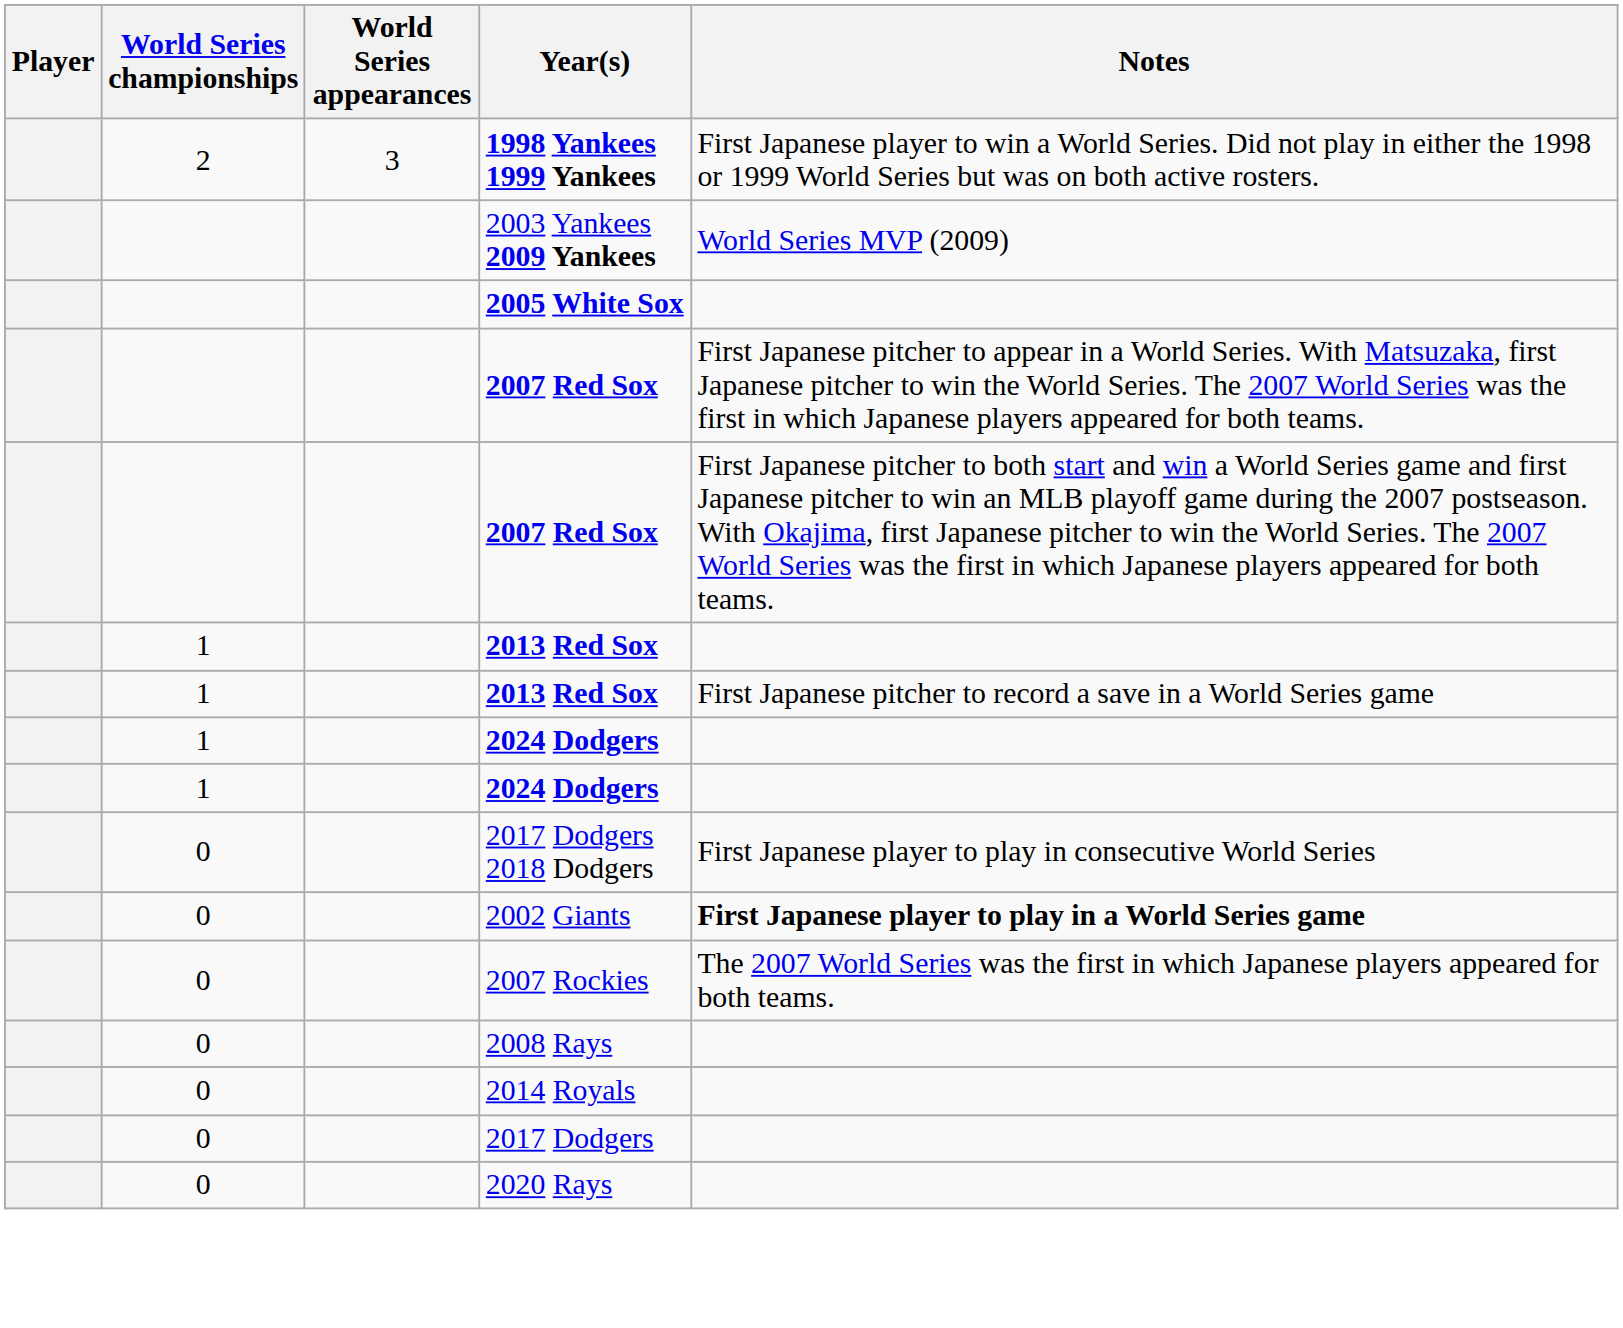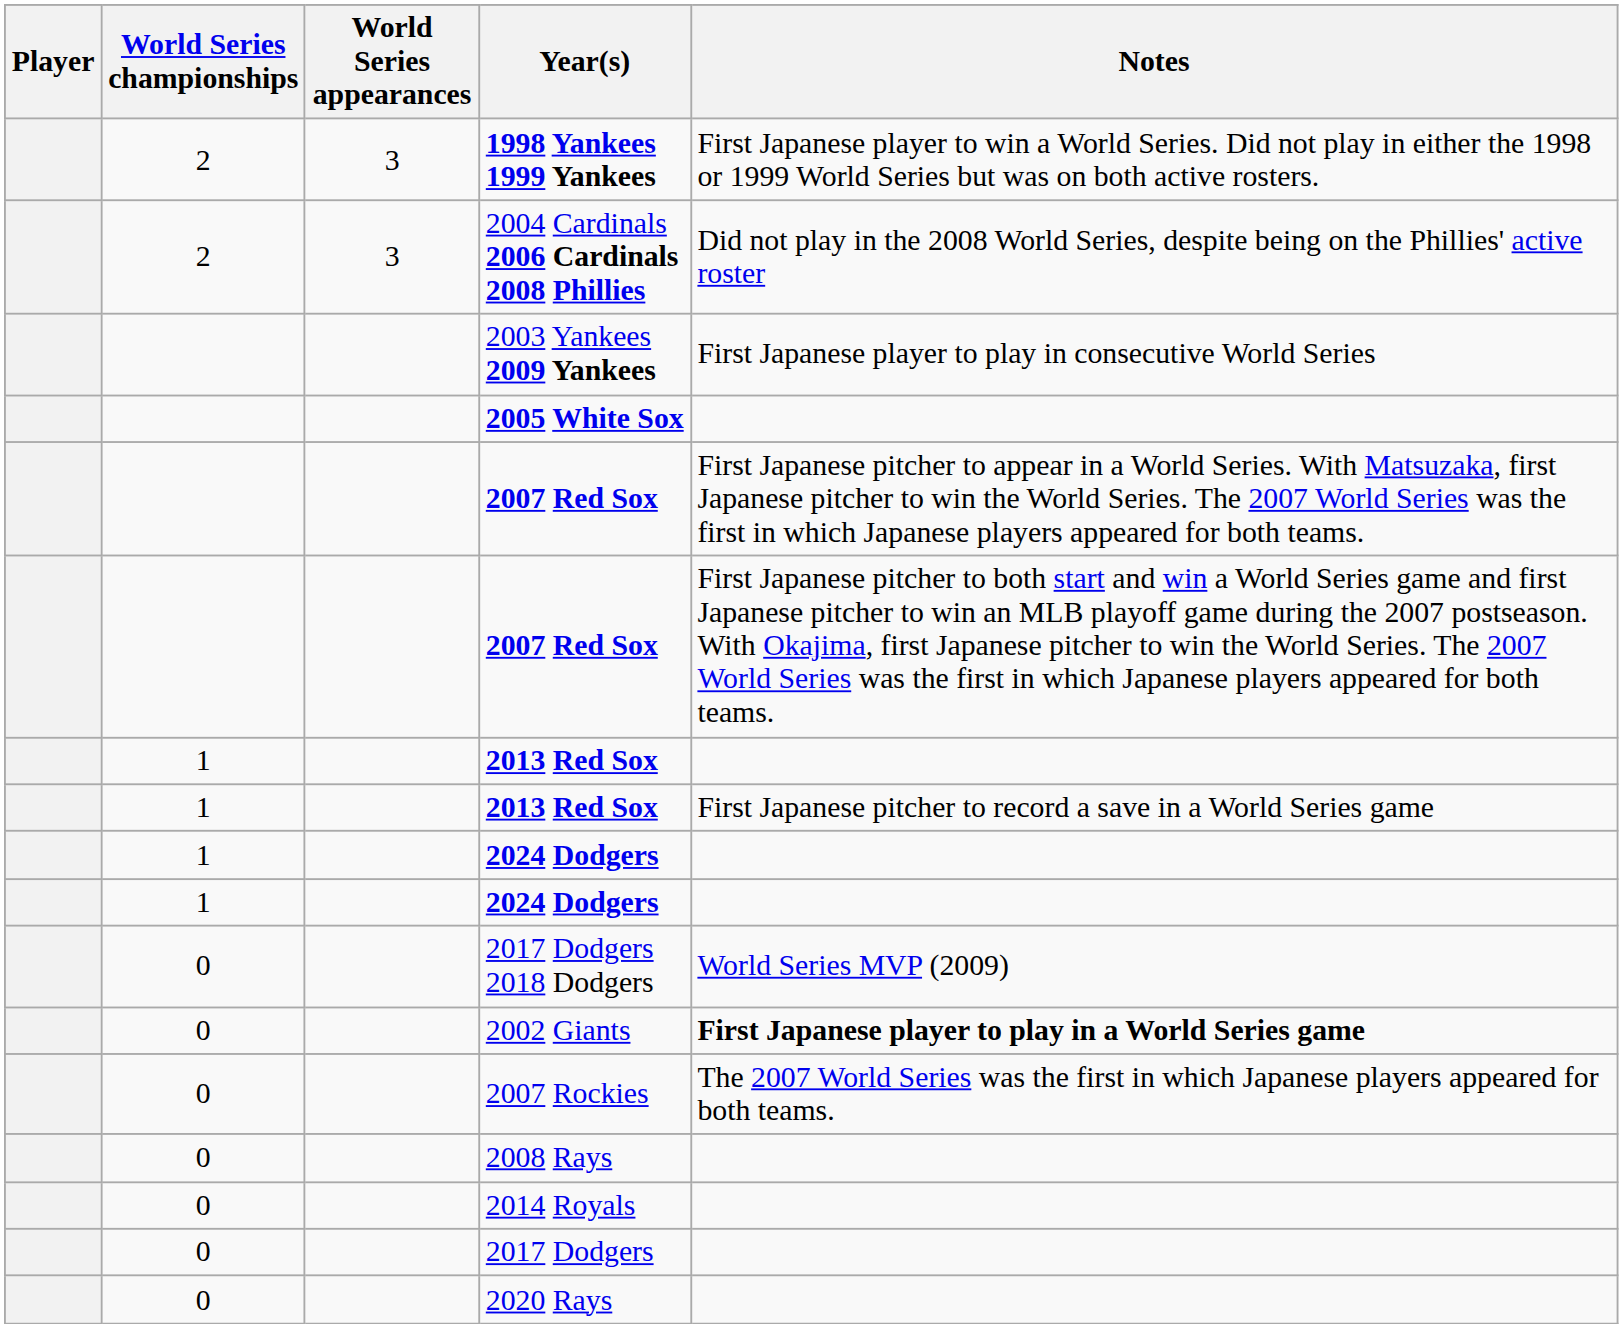+ row: (203, 256)
(853, 239) World Series MVP (2009) -> (1036, 353) First Japanese player to play in consecutive World Series
(1036, 851) First Japanese player to play in consecutive World Series -> (853, 965) World Series MVP (2009)
